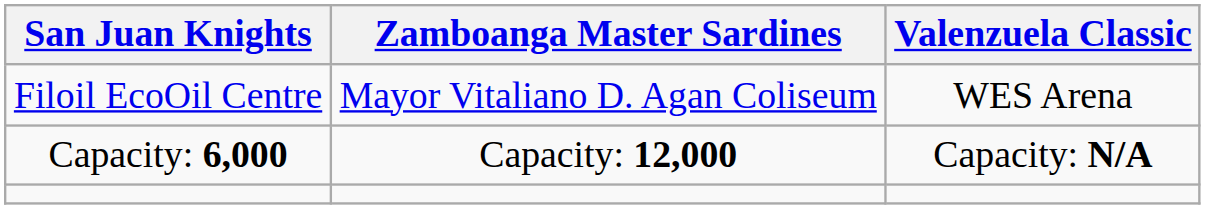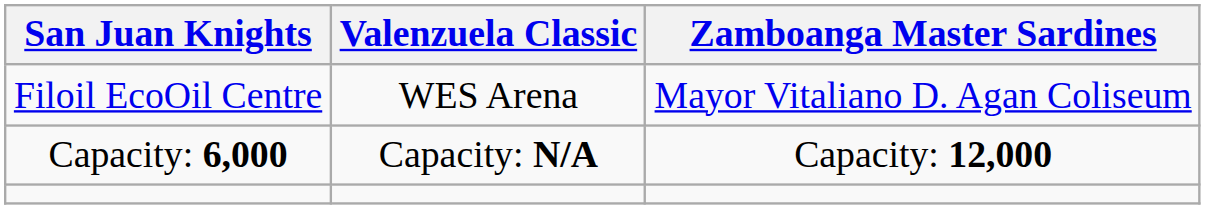columns swapped: (1043, 34) <-> (608, 34)
